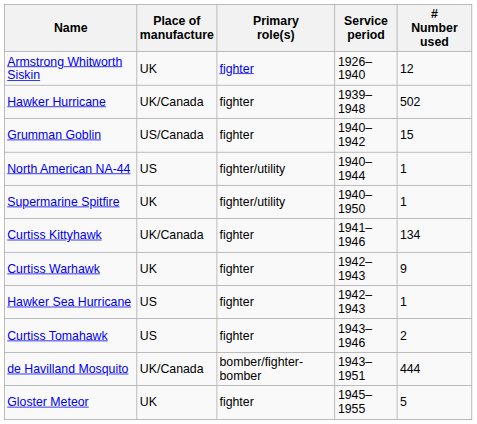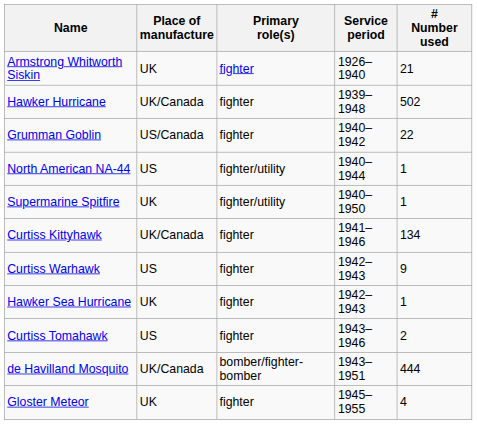(407, 68) 12 -> (407, 68) 21
(407, 135) 15 -> (407, 135) 22
(148, 268) UK -> (148, 268) US
(148, 302) US -> (148, 302) UK
(403, 402) 5 -> (403, 402) 4
